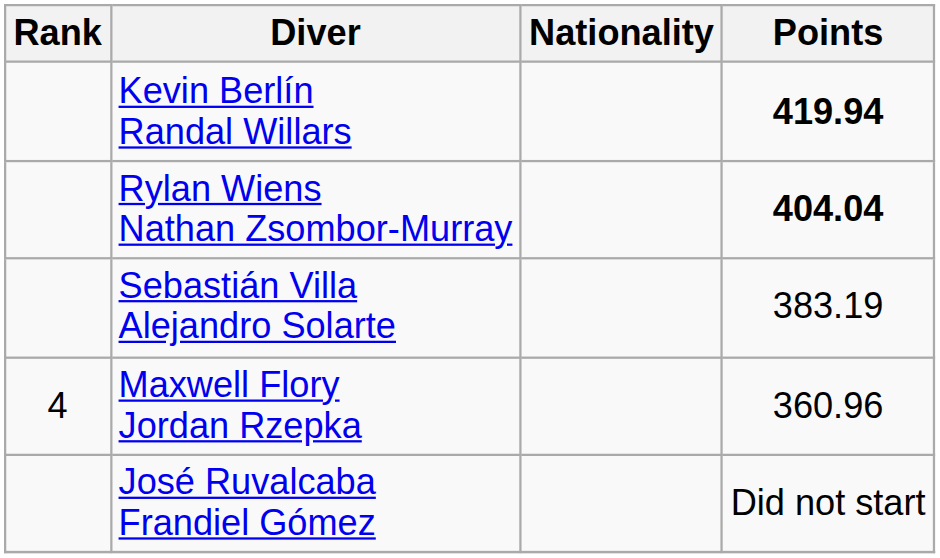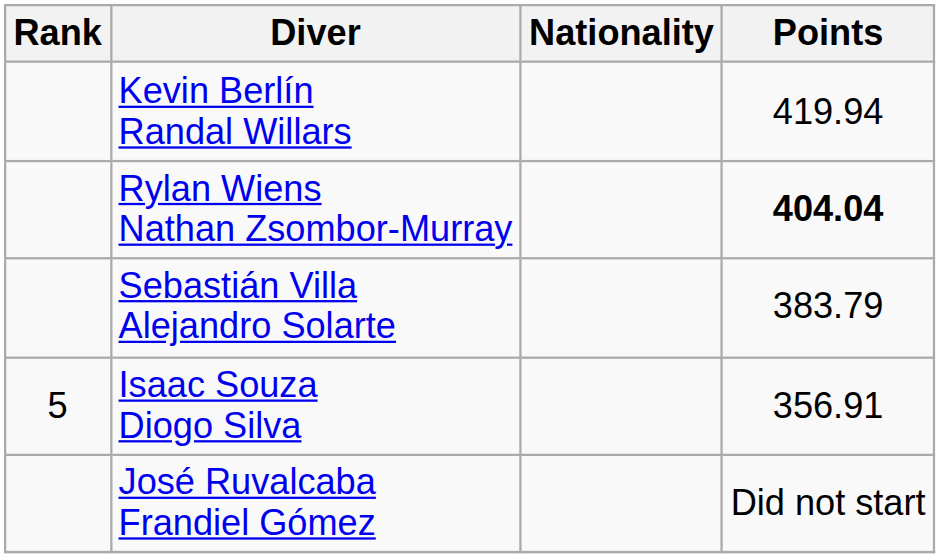(828, 110) bold -> (828, 110) normal
(828, 306) 383.19 -> (828, 306) 383.79
- row: (240, 404)
+ row: (218, 404)
